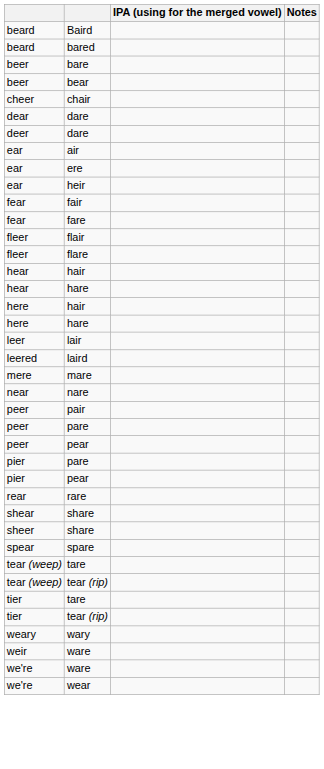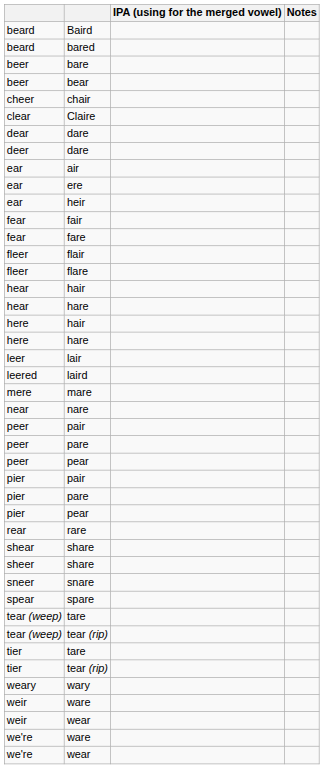+ row: (19, 116)
+ row: (16, 479)
+ row: (20, 582)
+ row: (17, 720)
